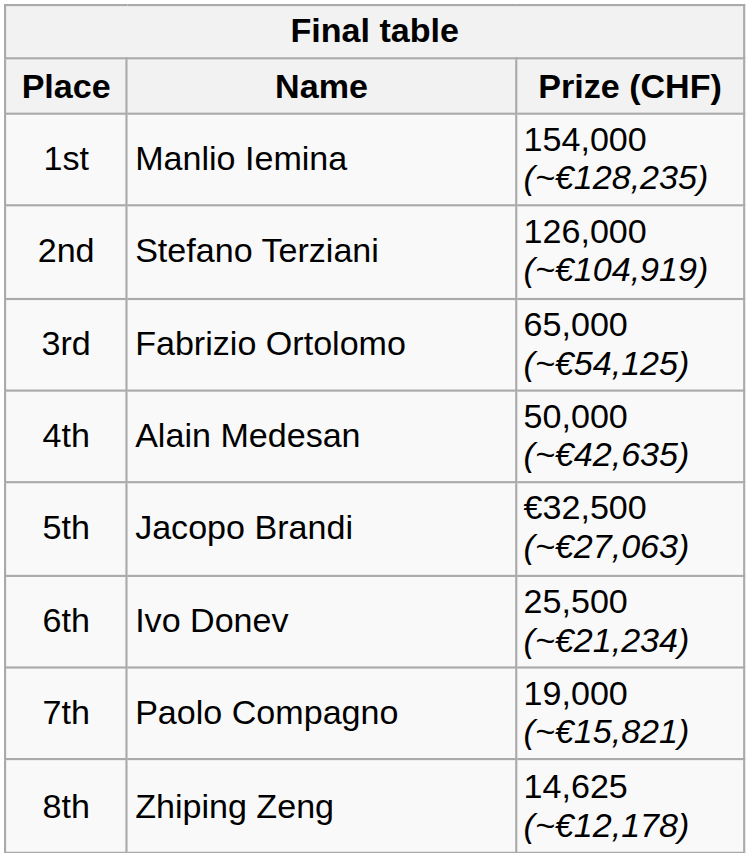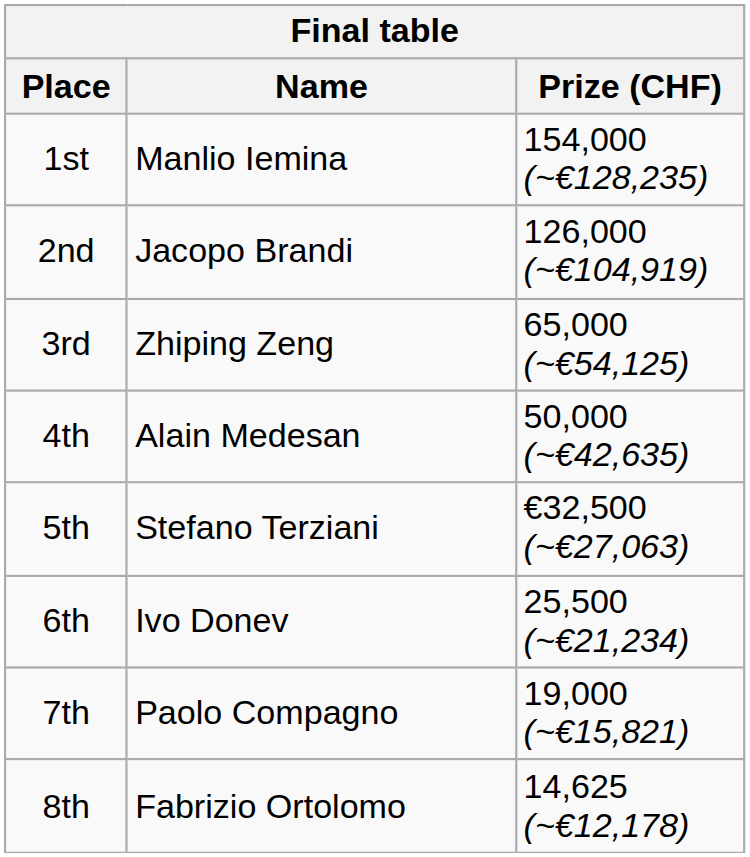(257, 251) Stefano Terziani -> (244, 251) Jacopo Brandi
(271, 343) Fabrizio Ortolomo -> (235, 343) Zhiping Zeng
(244, 528) Jacopo Brandi -> (257, 528) Stefano Terziani
(235, 805) Zhiping Zeng -> (271, 805) Fabrizio Ortolomo
